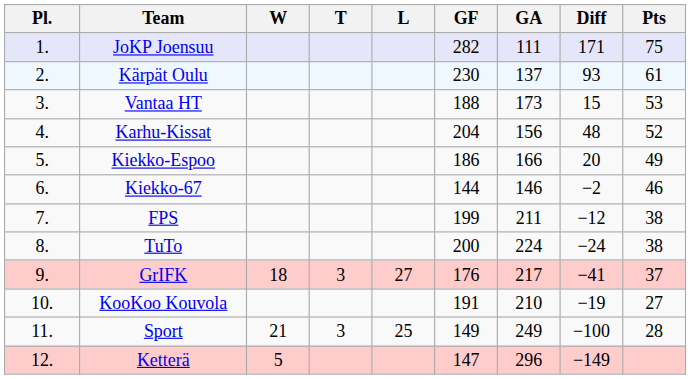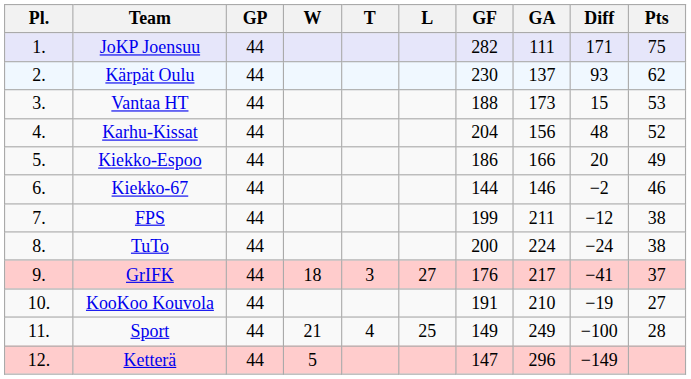+ column: (255, 18)
(654, 75) 61 -> (657, 75) 62
(341, 331) 3 -> (370, 331) 4
